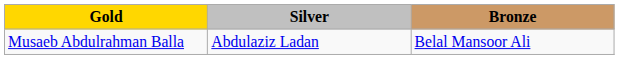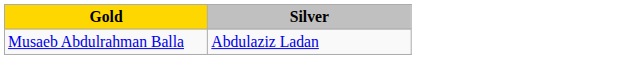- column: (513, 16)
